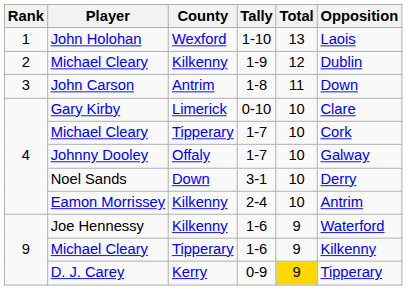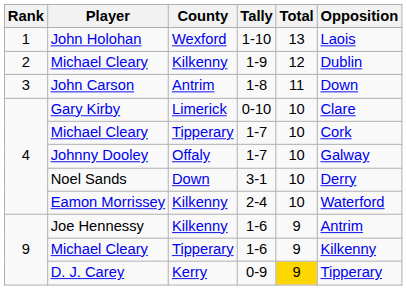(342, 202) Antrim -> (352, 202) Waterford
(352, 226) Waterford -> (342, 226) Antrim
